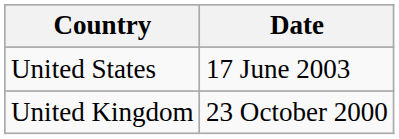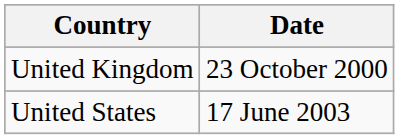rows swapped: (102, 111) <-> (84, 68)
